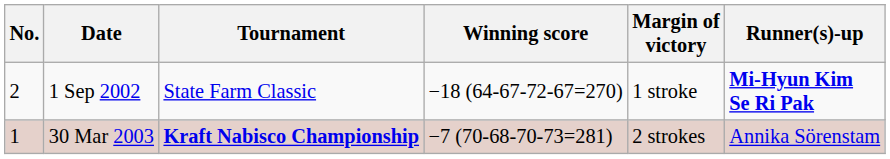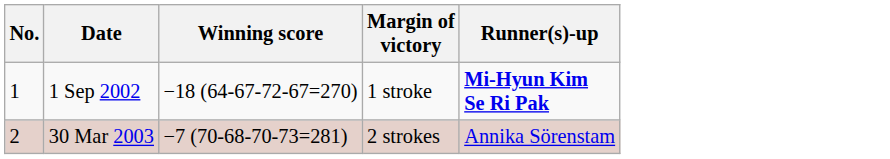- column: (291, 33)
(14, 91) 2 -> (14, 91) 1
(14, 136) 1 -> (14, 136) 2
